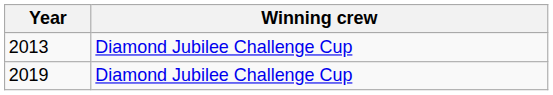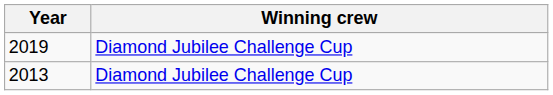rows swapped: (29, 47) <-> (29, 75)
